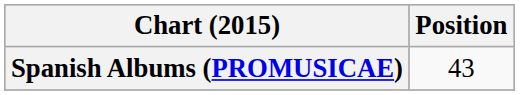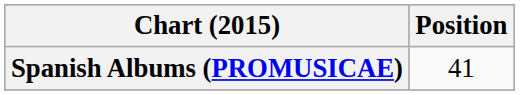(461, 68) 43 -> (461, 68) 41
